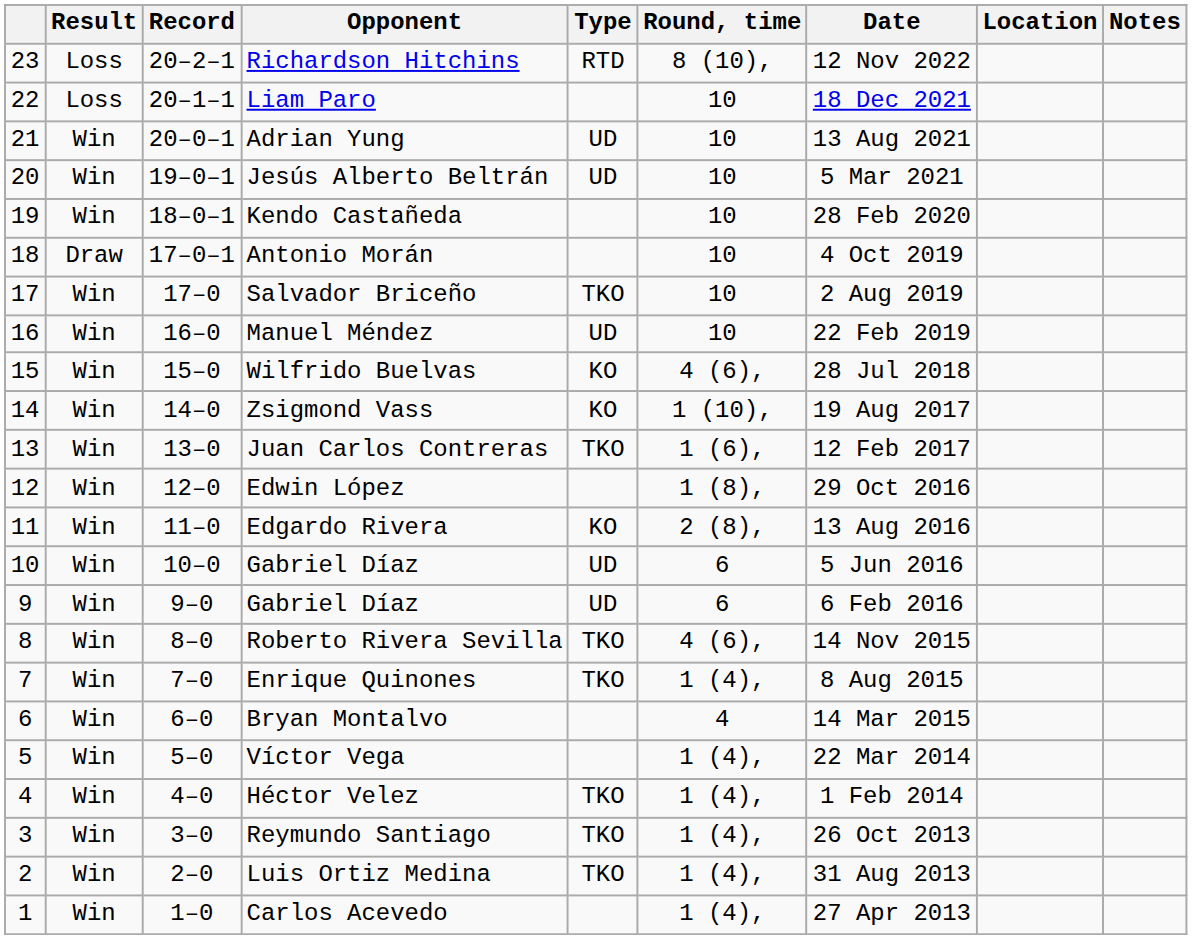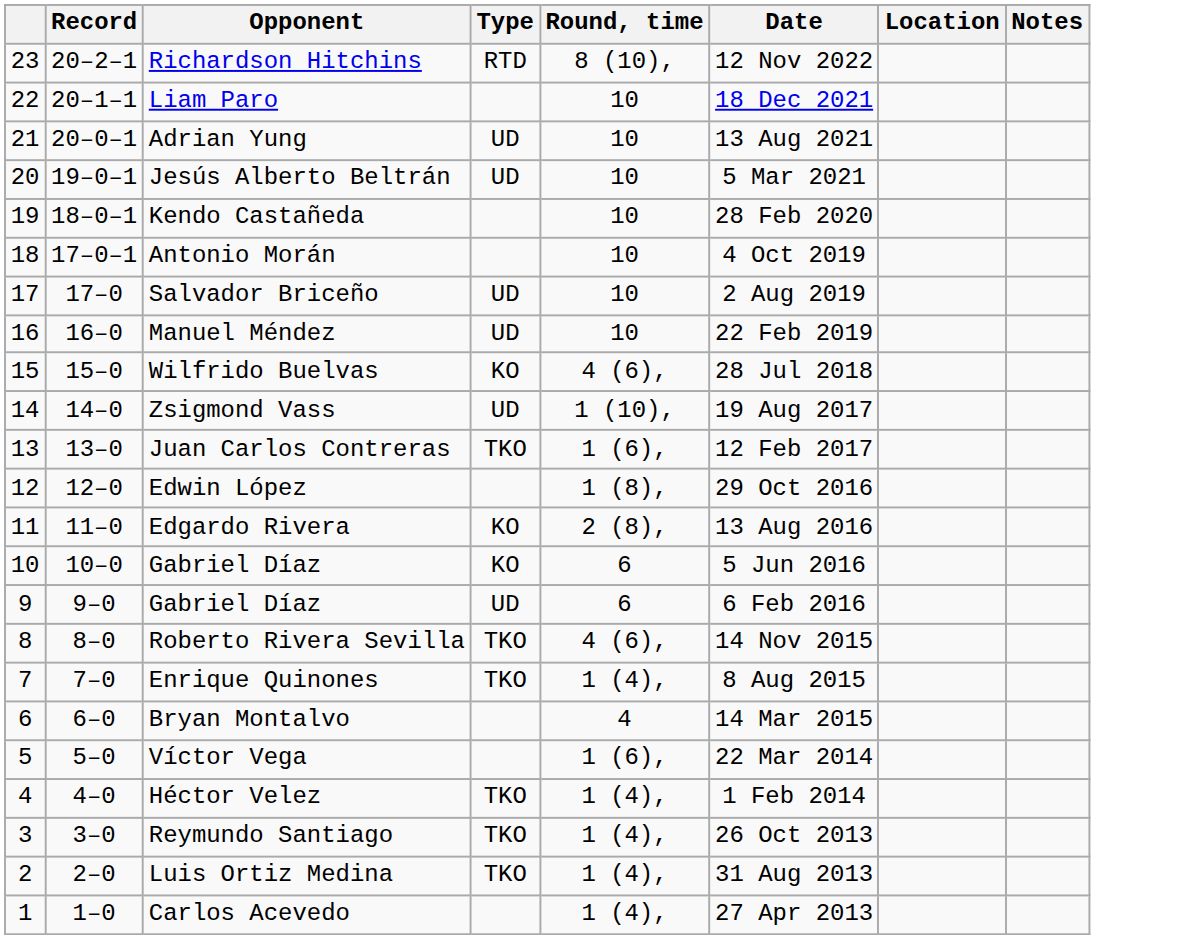- column: (94, 25)
(603, 295) TKO -> (505, 295) UD
(603, 411) KO -> (505, 411) UD
(603, 566) UD -> (505, 566) KO
(722, 760) 1 (4), -> (625, 760) 1 (6),
